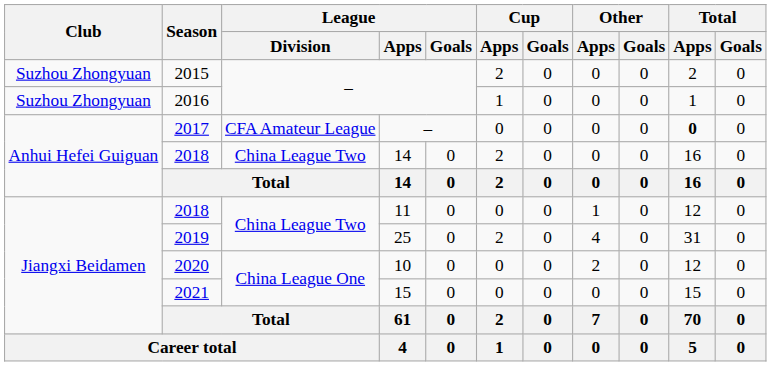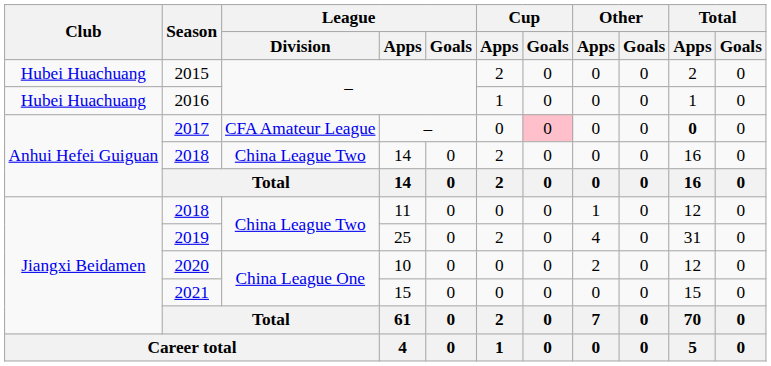(83, 73) Suzhou Zhongyuan -> (83, 73) Hubei Huachuang
(83, 100) Suzhou Zhongyuan -> (83, 100) Hubei Huachuang
(548, 127) no background -> (548, 127) pink background
